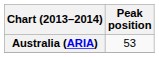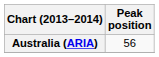(130, 43) 53 -> (130, 43) 56
